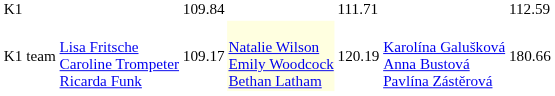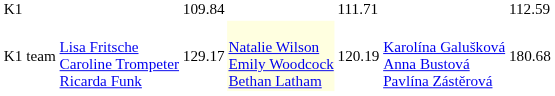(204, 55) 109.17 -> (204, 55) 129.17
(530, 55) 180.66 -> (530, 55) 180.68
